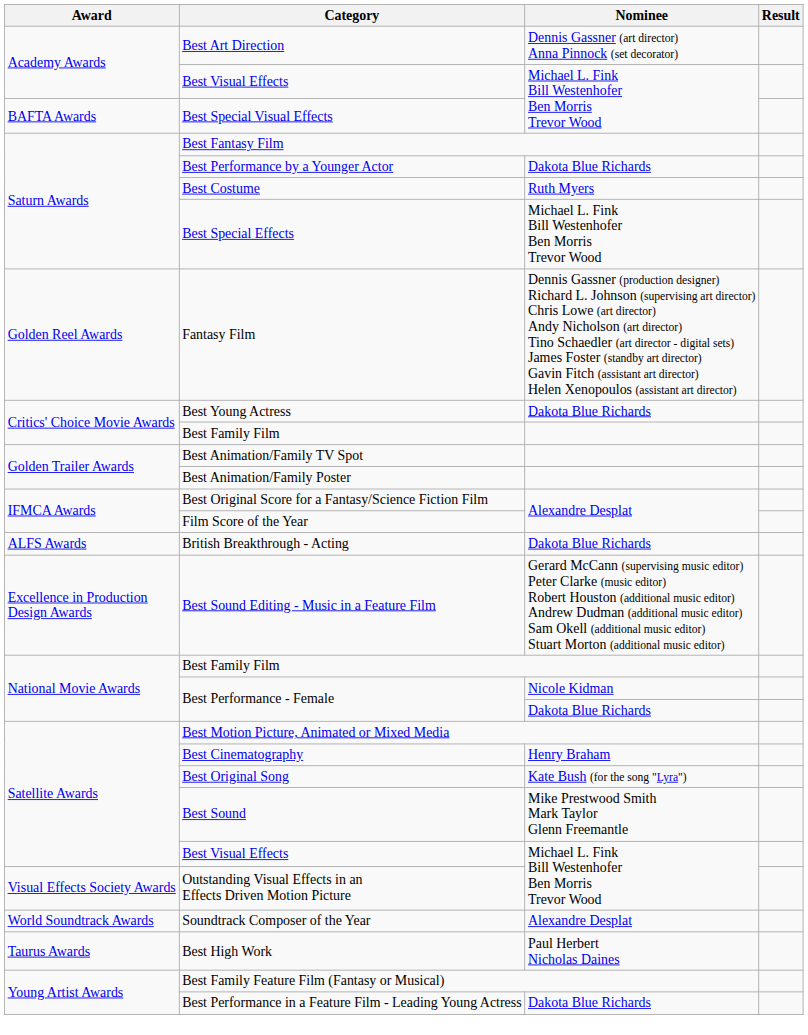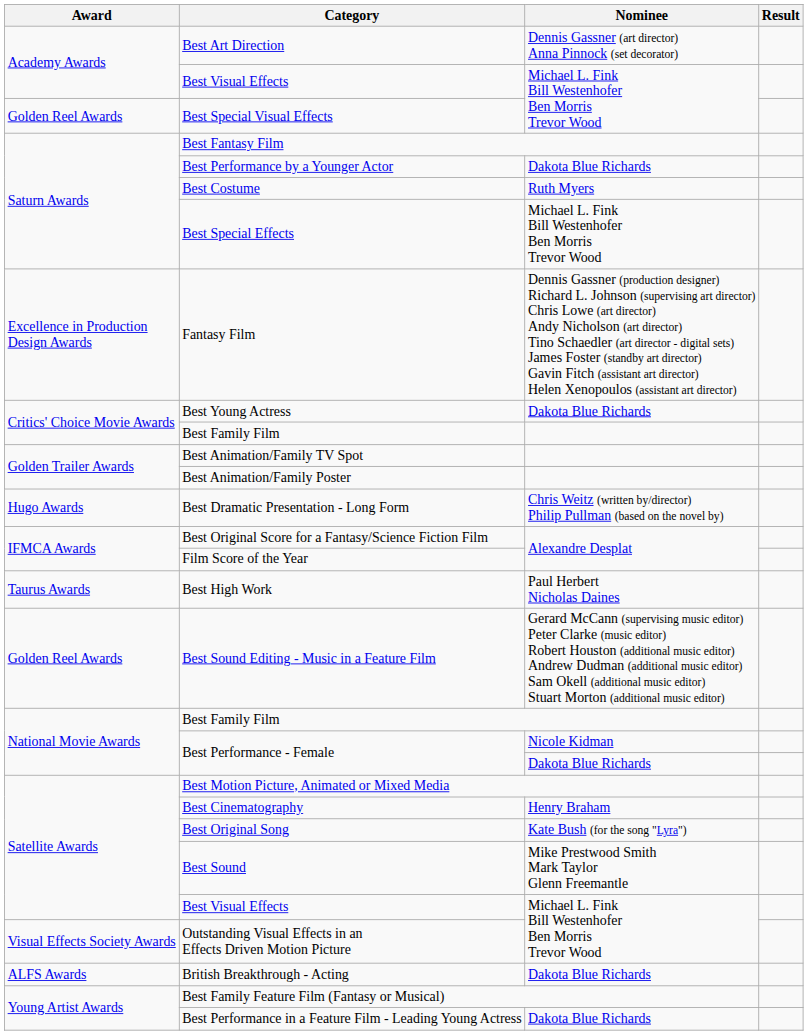(52, 116) BAFTA Awards -> (65, 116) Golden Reel Awards
(65, 334) Golden Reel Awards -> (78, 334) Excellence in Production Design Awards
+ row: (296, 507)
rows swapped: (265, 543) <-> (227, 951)
(78, 605) Excellence in Production Design Awards -> (65, 658) Golden Reel Awards
- row: (276, 921)
